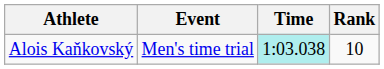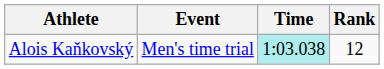(354, 49) 10 -> (354, 49) 12
